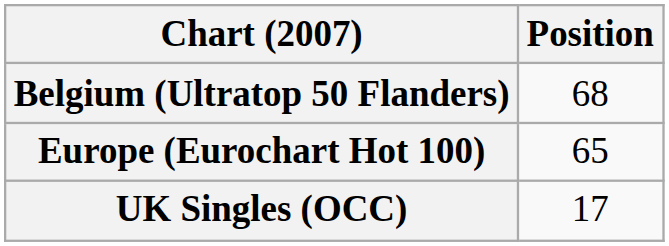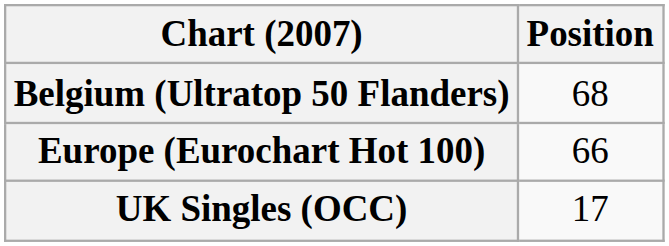(590, 151) 65 -> (590, 151) 66
